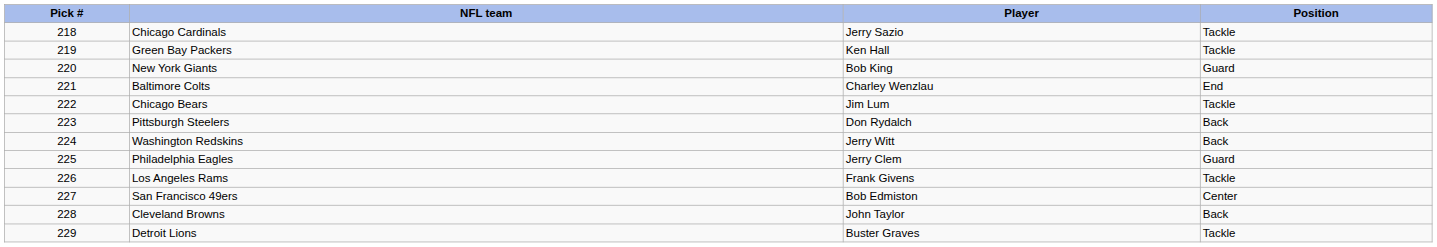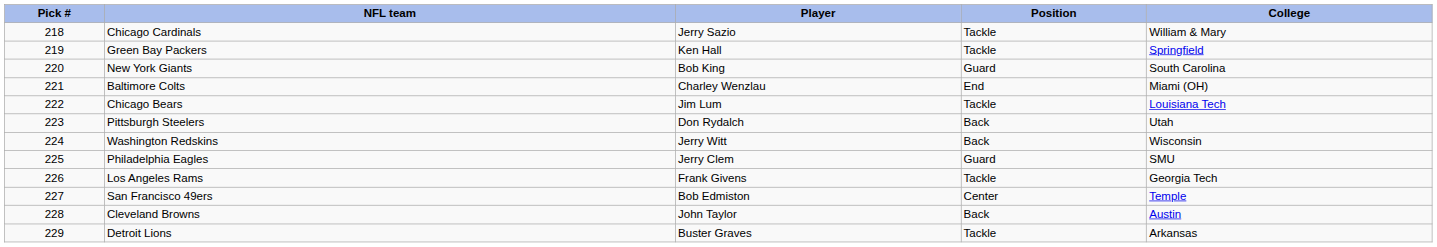+ column: (1289, 13)
